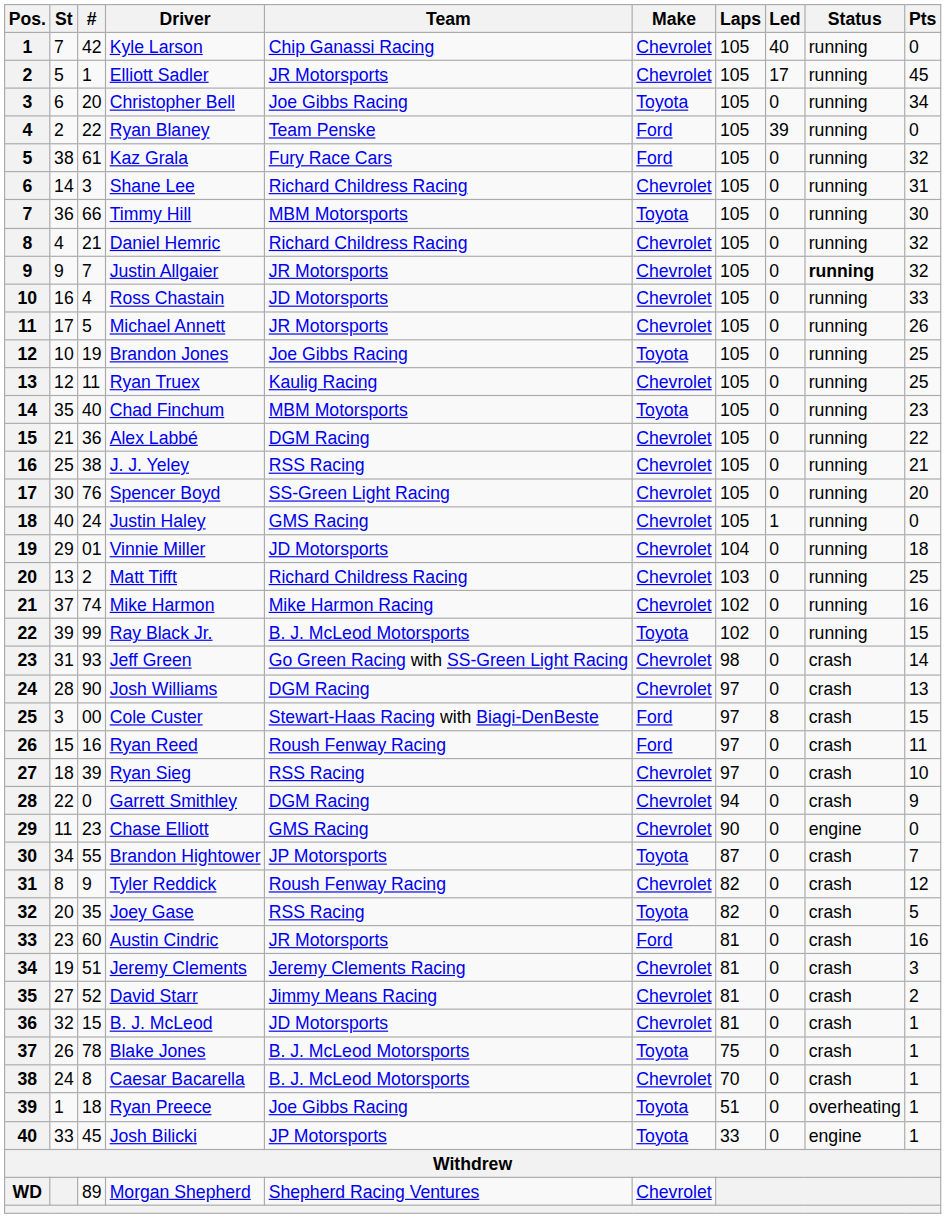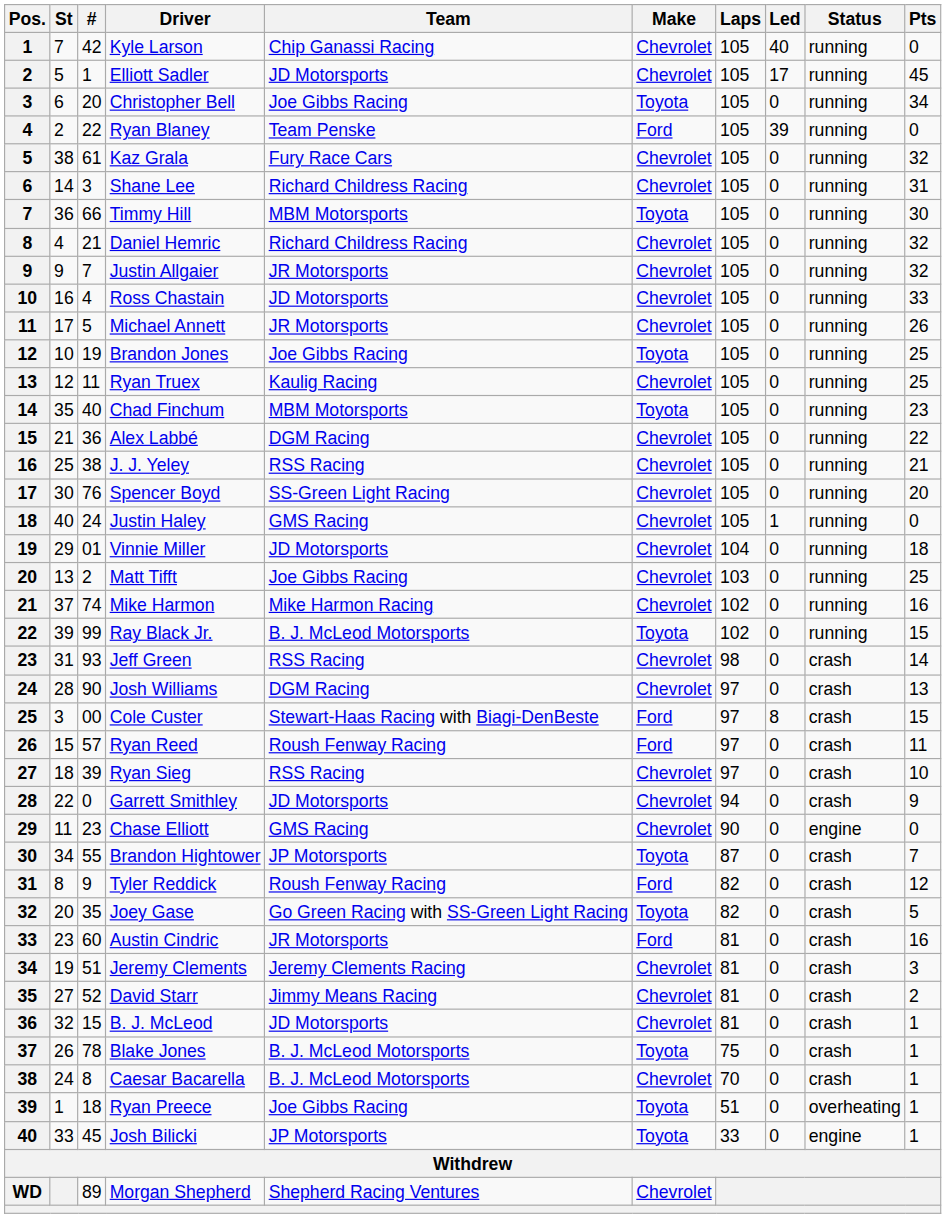(328, 75) JR Motorsports -> (328, 75) JD Motorsports
(654, 158) Ford -> (674, 158) Chevrolet
(842, 270) bold -> (838, 270) normal
(368, 577) Richard Childress Racing -> (338, 577) Joe Gibbs Racing
(448, 661) Go Green Racing with SS-Green Light Racing -> (317, 661) RSS Racing
(92, 744) 16 -> (92, 744) 57
(319, 800) DGM Racing -> (328, 800) JD Motorsports
(674, 884) Chevrolet -> (654, 884) Ford
(317, 912) RSS Racing -> (448, 912) Go Green Racing with SS-Green Light Racing
